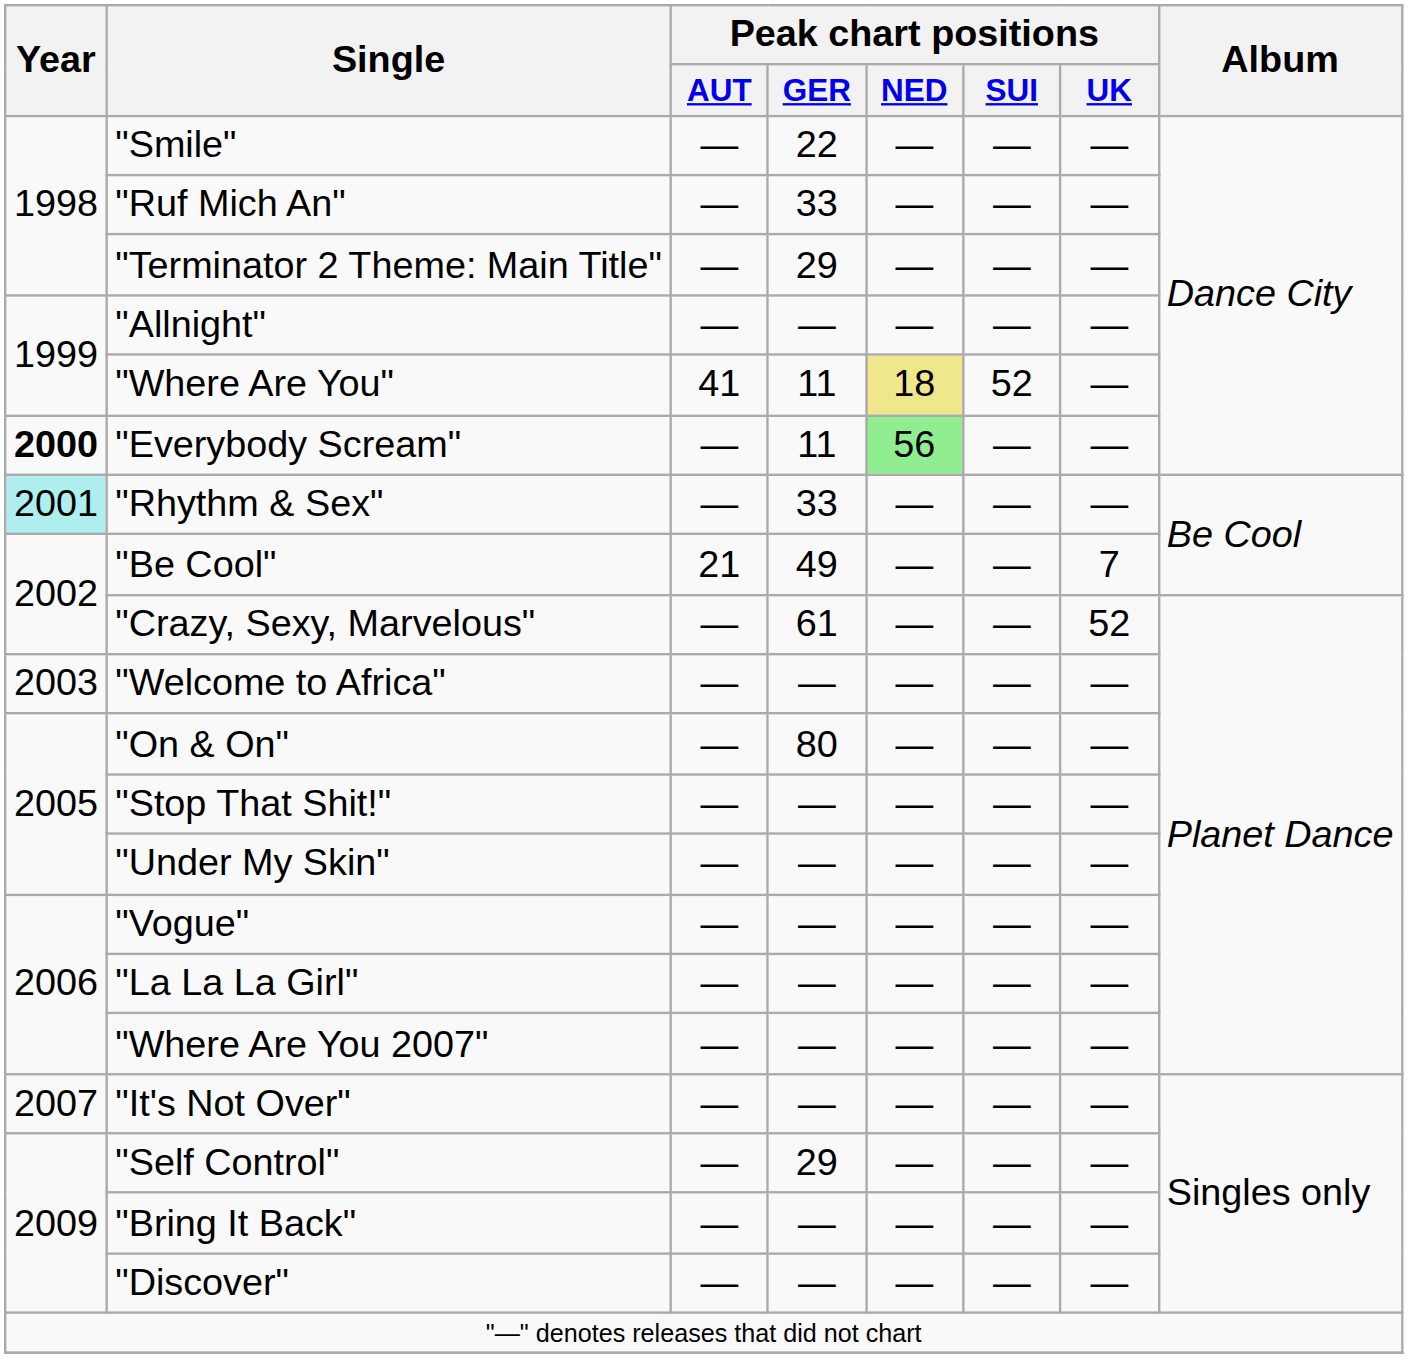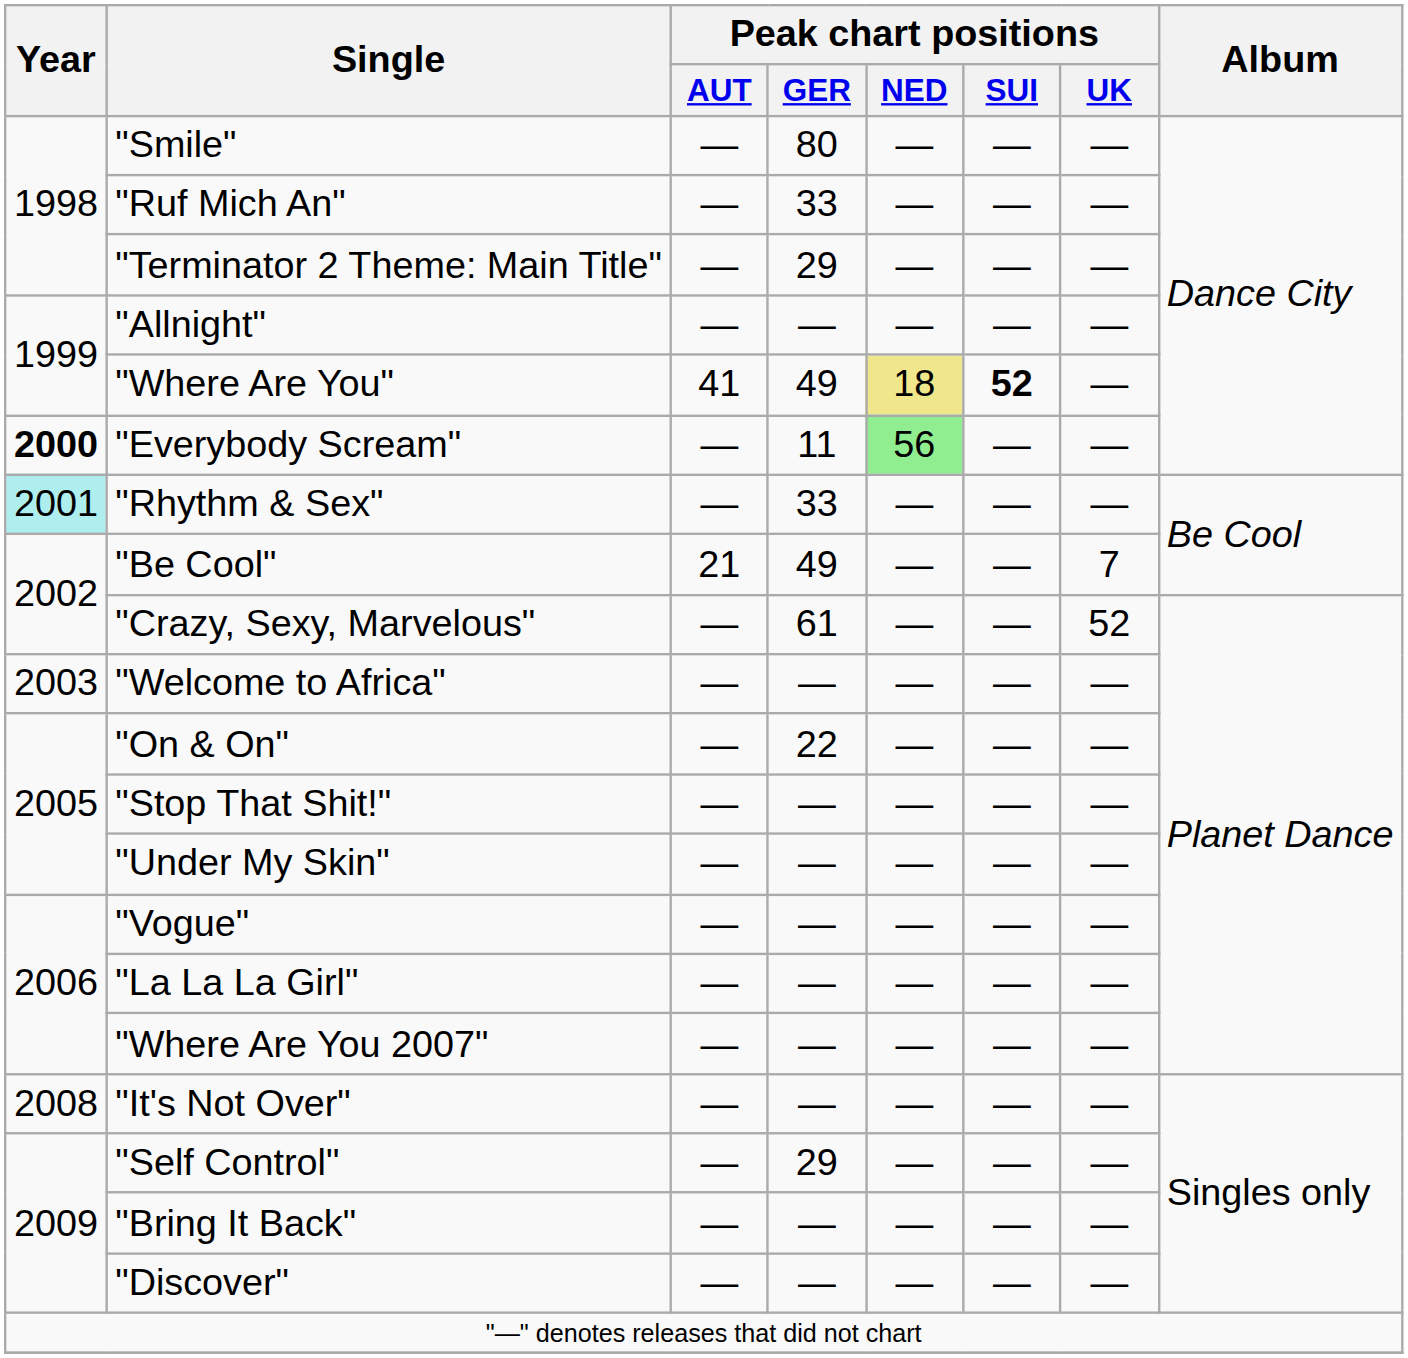(817, 144) 22 -> (817, 144) 80
(817, 384) 11 -> (817, 384) 49
(1012, 384) normal -> (1012, 384) bold
(817, 743) 80 -> (817, 743) 22
(56, 1102) 2007 -> (56, 1102) 2008
